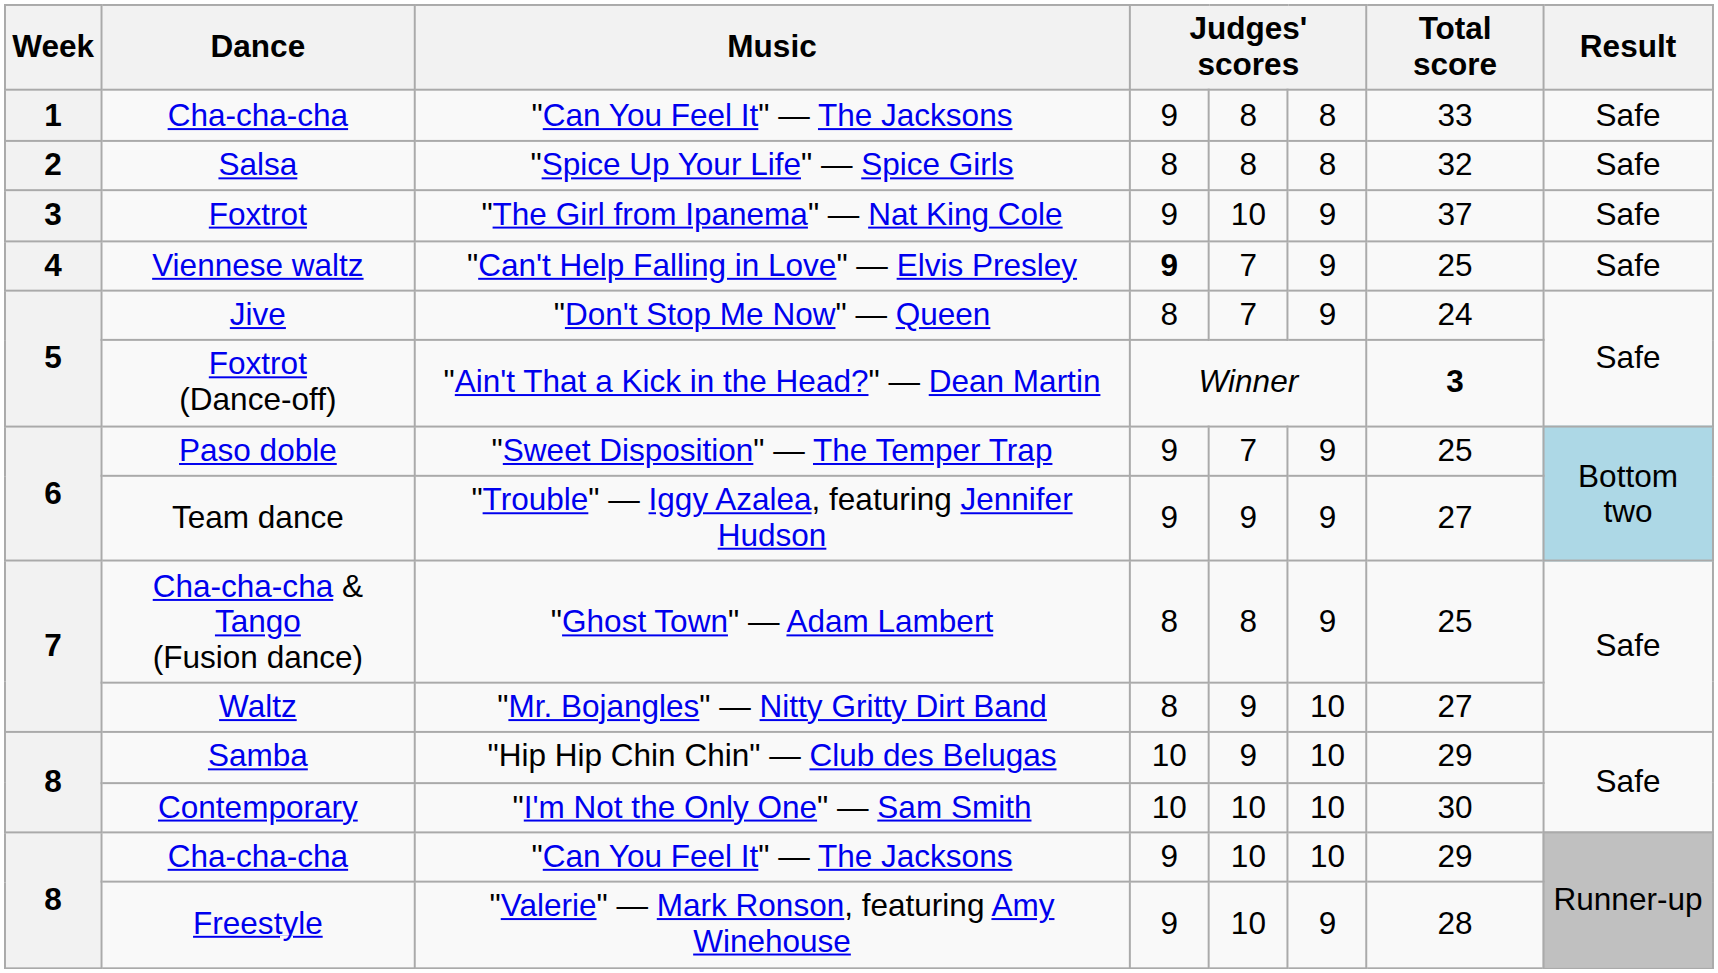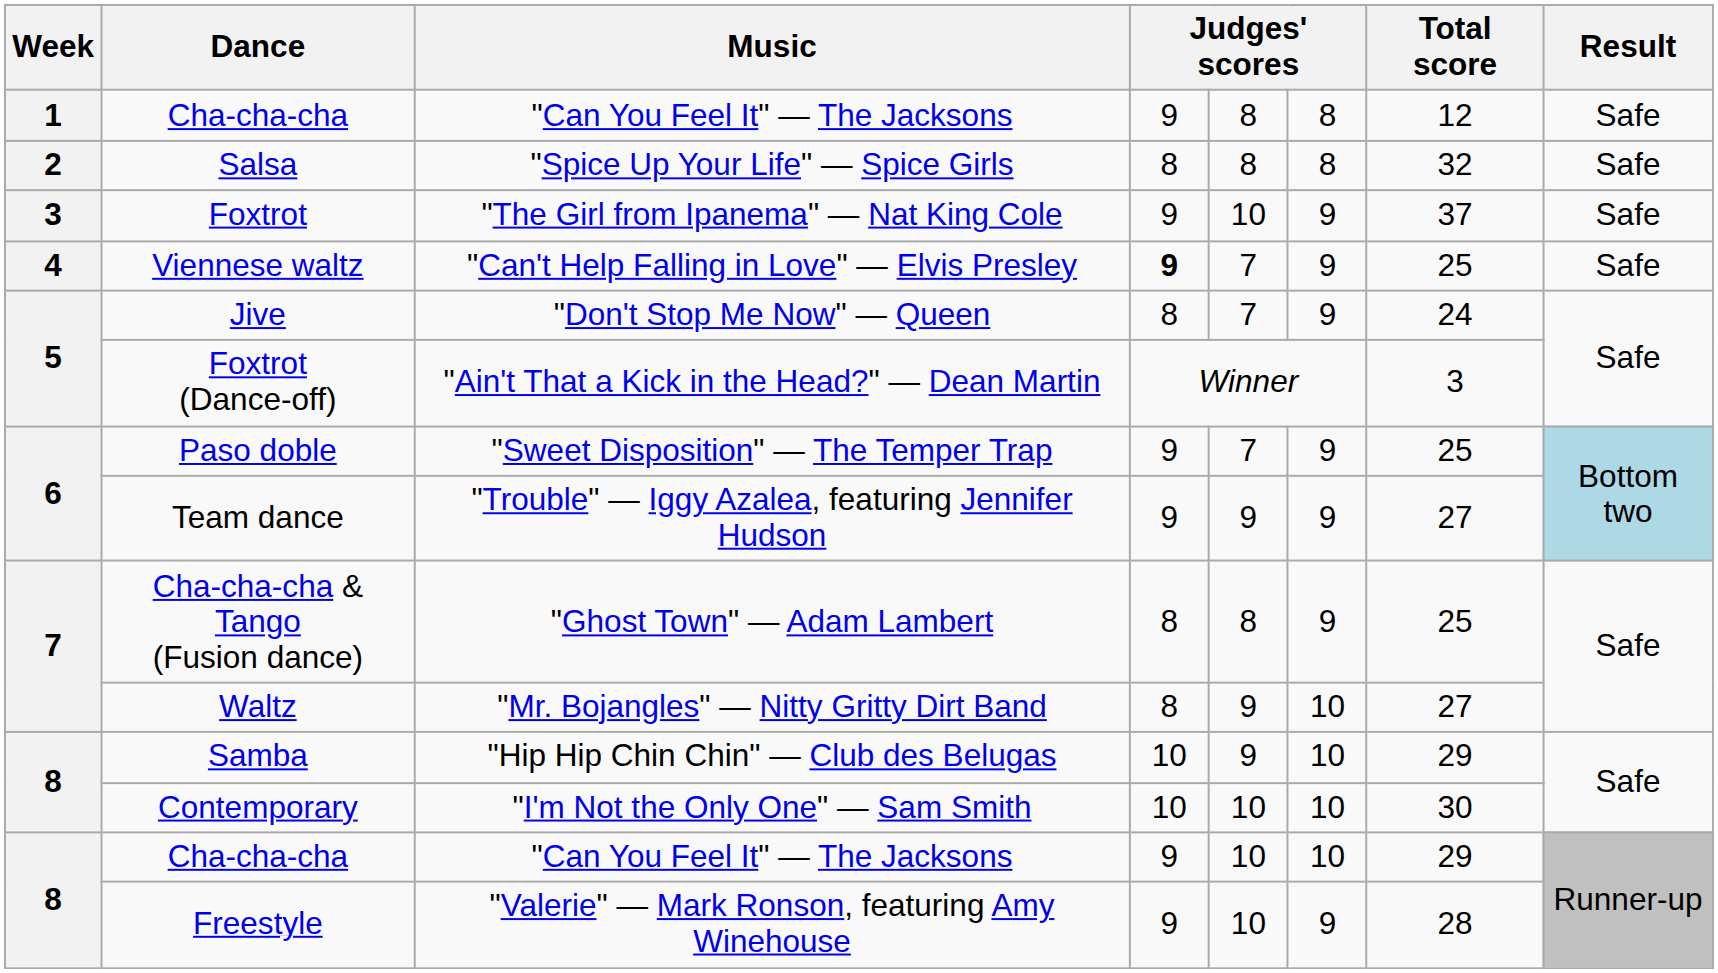(1455, 114) 33 -> (1455, 114) 12
(1455, 382) bold -> (1455, 382) normal
